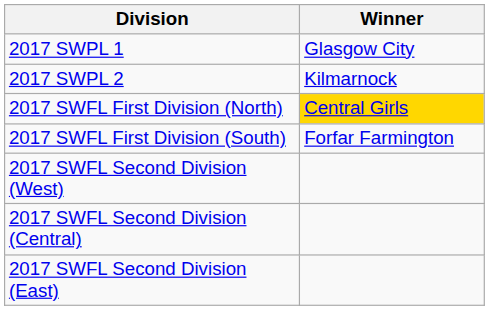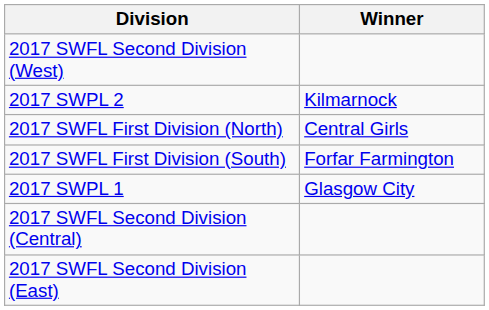rows swapped: (66, 49) <-> (128, 178)
(356, 108) gold background -> (356, 129) no background
